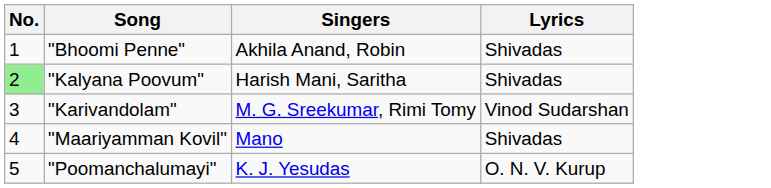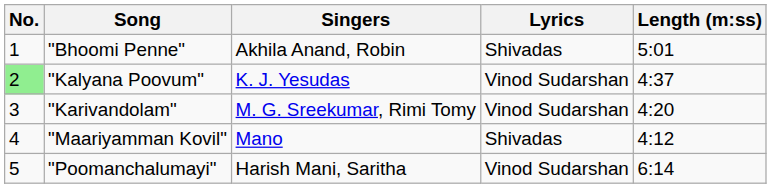+ column: (700, 20)
(321, 79) Harish Mani, Saritha -> (293, 79) K. J. Yesudas
(523, 79) Shivadas -> (557, 79) Vinod Sudarshan
(293, 169) K. J. Yesudas -> (321, 169) Harish Mani, Saritha
(545, 169) O. N. V. Kurup -> (557, 169) Vinod Sudarshan
